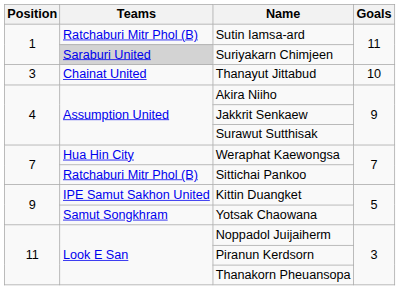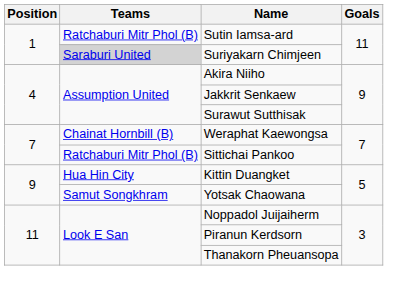- row: (266, 74)
(98, 154) Hua Hin City -> (118, 134) Chainat Hornbill (B)
(136, 194) IPE Samut Sakhon United -> (98, 174) Hua Hin City
